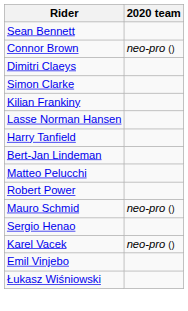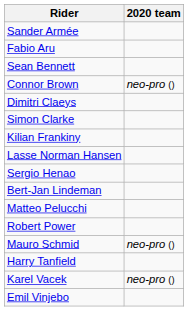+ row: (43, 31)
+ row: (31, 48)
rows swapped: (41, 226) <-> (41, 137)
- row: (54, 279)
